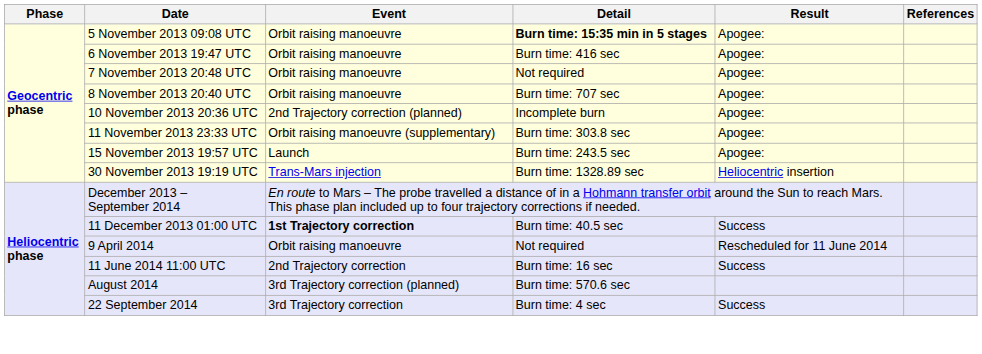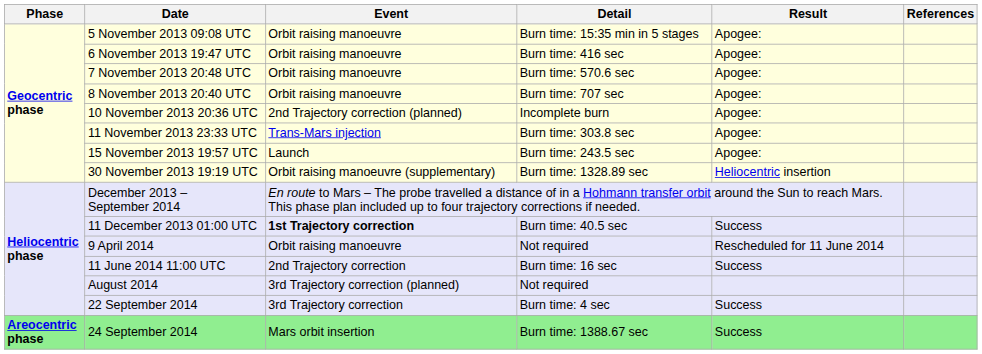(611, 34) bold -> (609, 34) normal
(550, 73) Not required -> (577, 73) Burn time: 570.6 sec
(382, 133) Orbit raising manoeuvre (supplementary) -> (325, 133) Trans-Mars injection
(325, 172) Trans-Mars injection -> (382, 172) Orbit raising manoeuvre (supplementary)
(573, 285) Burn time: 570.6 sec -> (554, 285) Not required
+ row: (143, 332)
